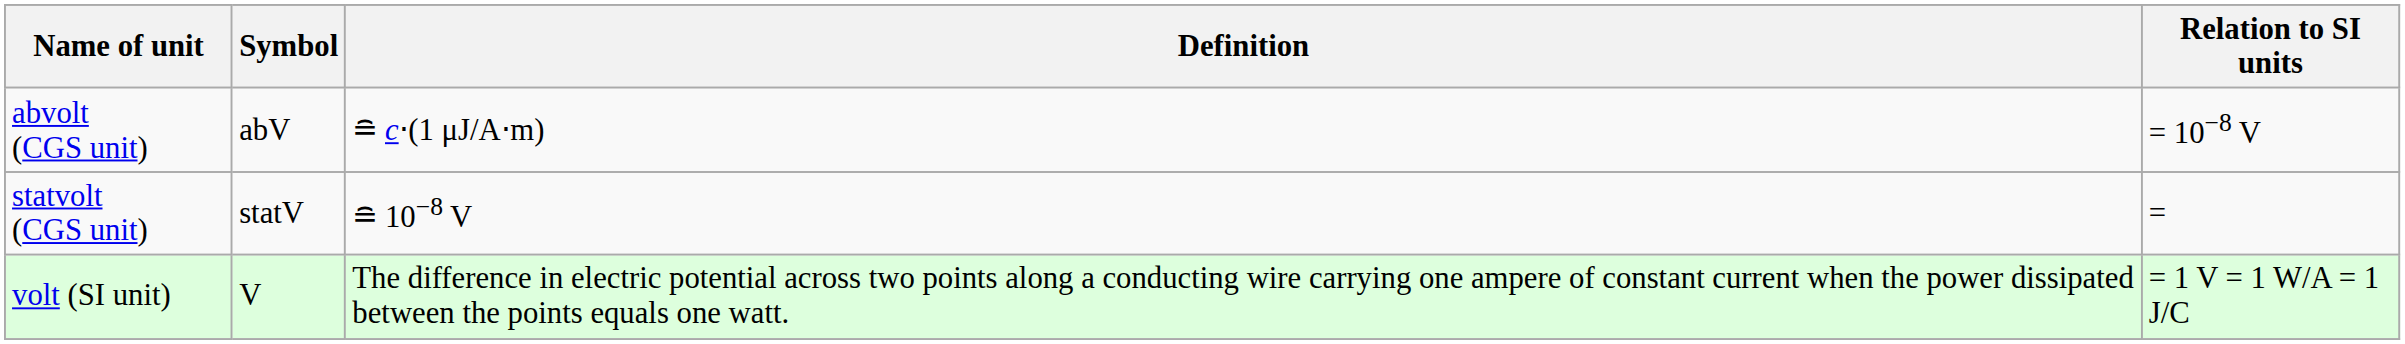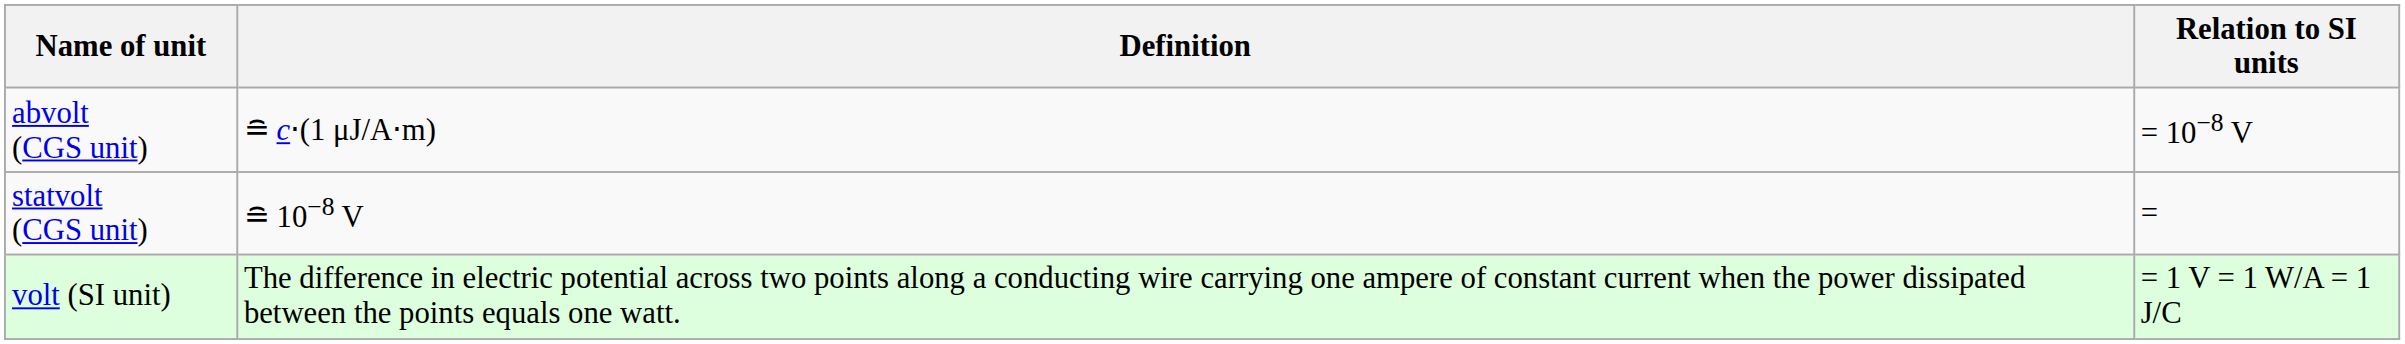- column: (289, 46)
